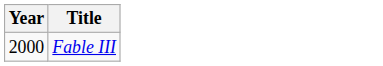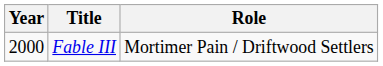+ column: (249, 18)
